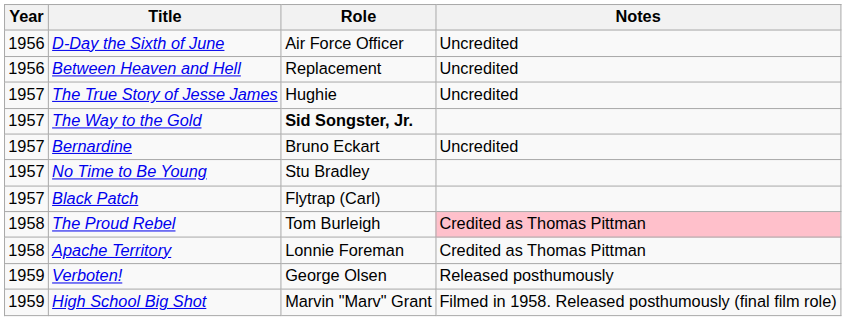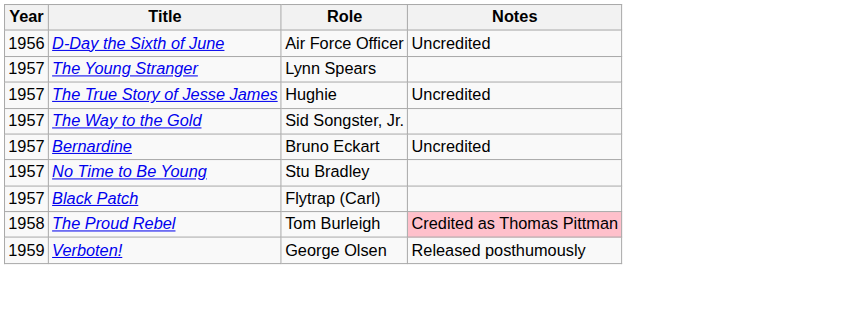- row: (146, 69)
+ row: (125, 69)
(349, 120) bold -> (345, 120) normal
- row: (112, 250)
- row: (129, 302)
